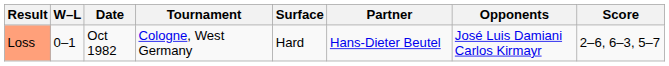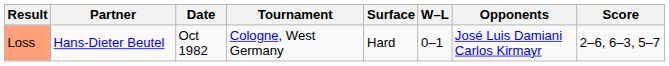columns swapped: (67, 14) <-> (389, 14)
